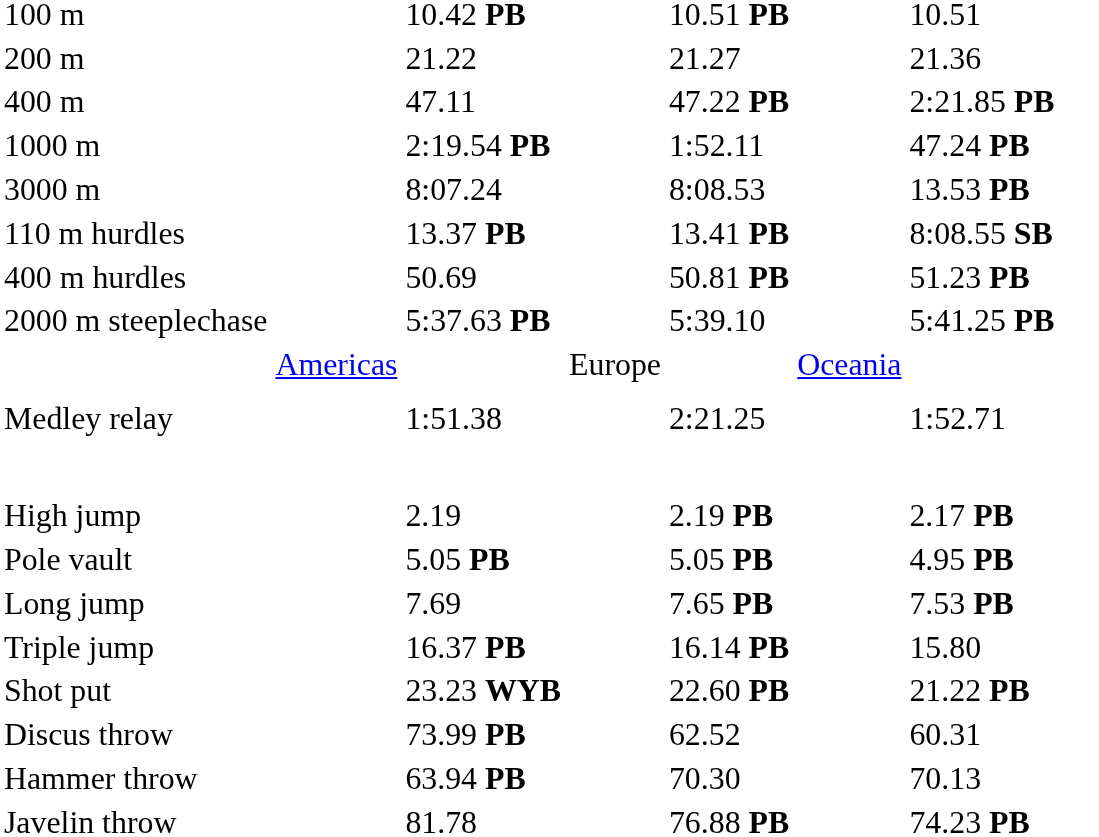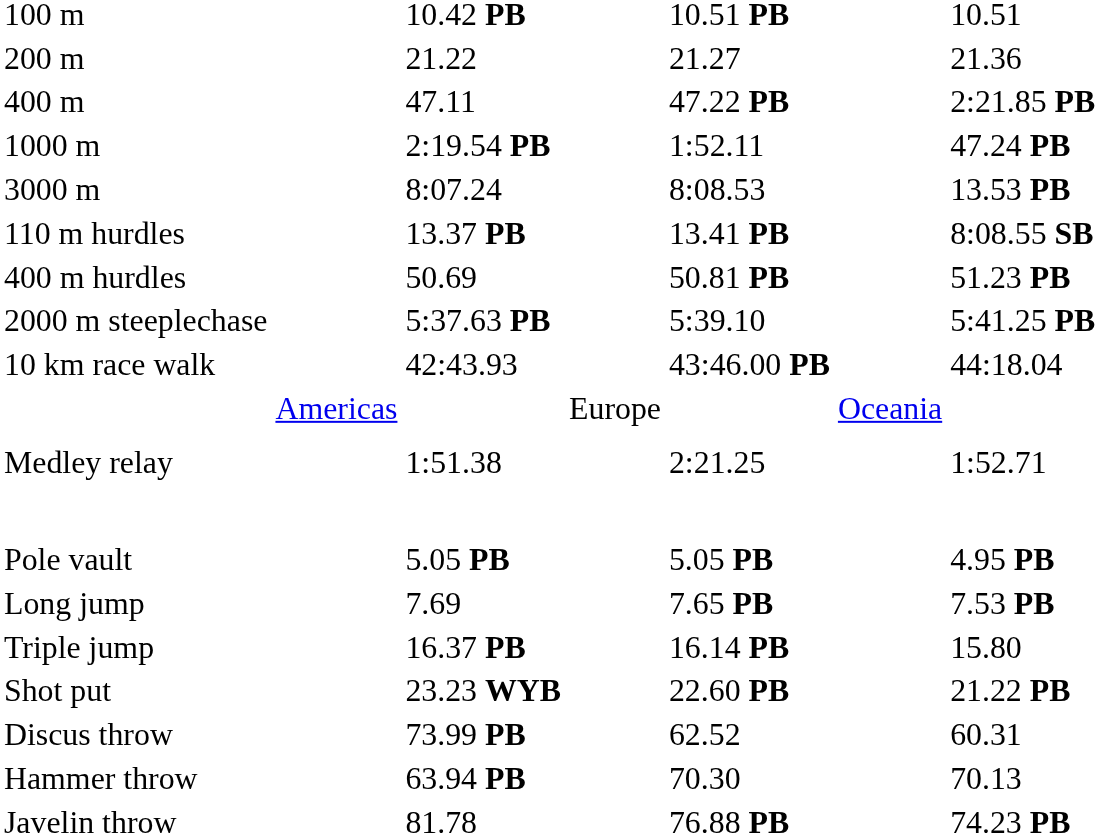+ row: (110, 364)
- row: (73, 515)
